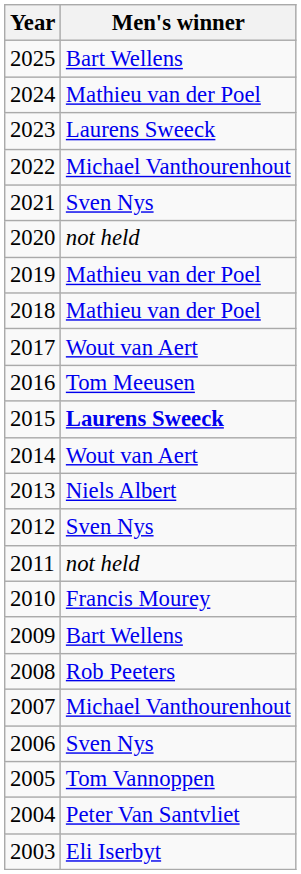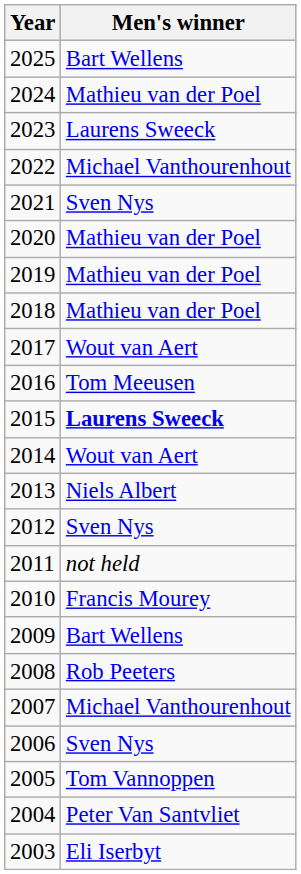(103, 238) not held -> (163, 238) Mathieu van der Poel
